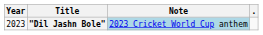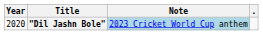(16, 24) 2023 -> (16, 24) 2020
